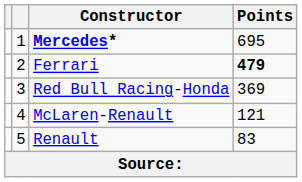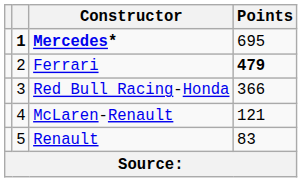(21, 42) normal -> (21, 42) bold
(251, 91) 369 -> (251, 91) 366
